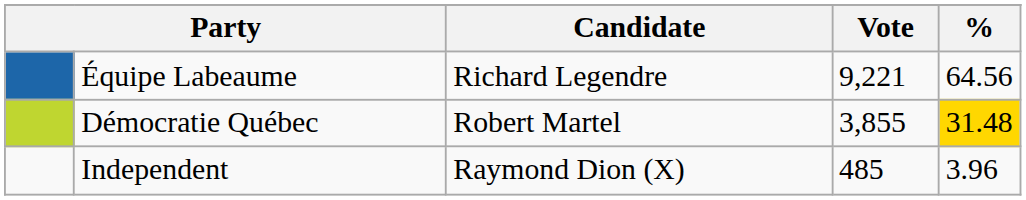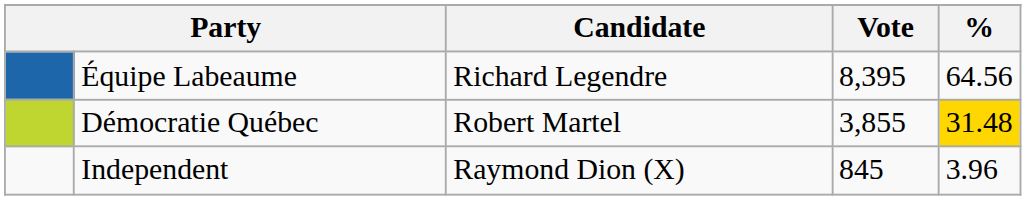(873, 75) 9,221 -> (873, 75) 8,395
(861, 169) 485 -> (861, 169) 845
